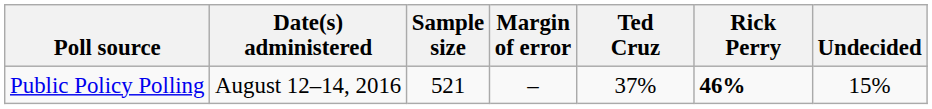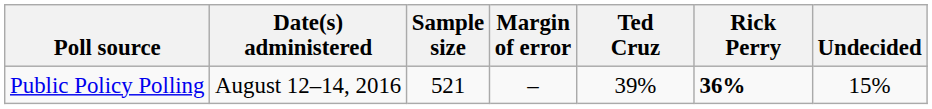(635, 84) 37% -> (635, 84) 39%
(722, 84) 46% -> (722, 84) 36%
